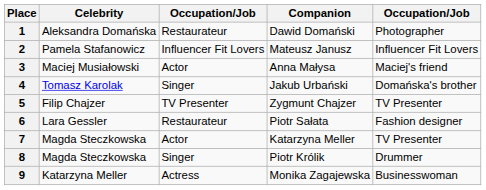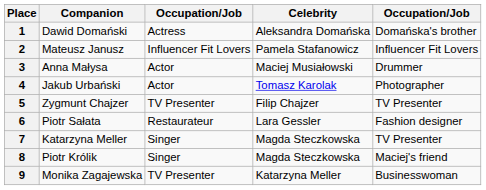columns swapped: (99, 13) <-> (320, 13)
(194, 31) Restaurateur -> (166, 31) Actress
(410, 31) Photographer -> (426, 31) Domańska's brother
(411, 67) Maciej's friend -> (399, 67) Drummer
(178, 85) Singer -> (161, 85) Actor
(426, 85) Domańska's brother -> (410, 85) Photographer
(175, 139) Actor -> (164, 139) Singer
(399, 157) Drummer -> (411, 157) Maciej's friend
(180, 175) Actress -> (181, 175) TV Presenter
